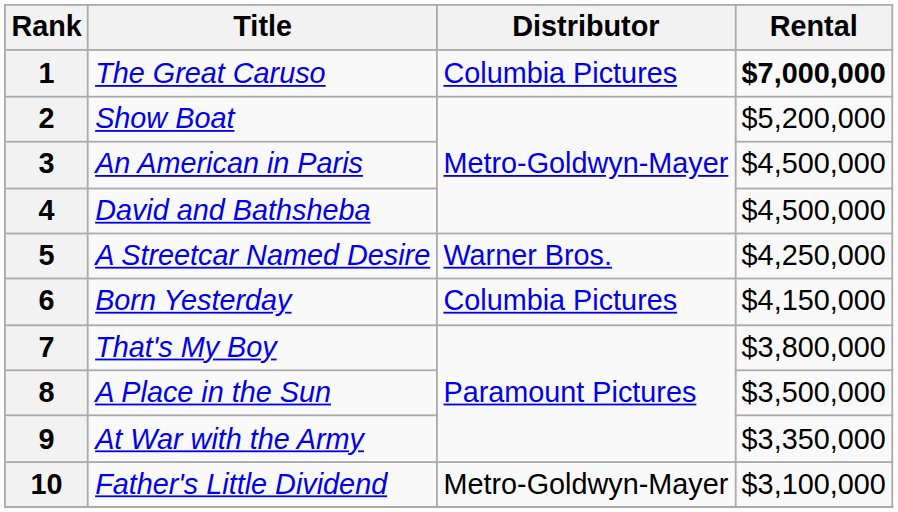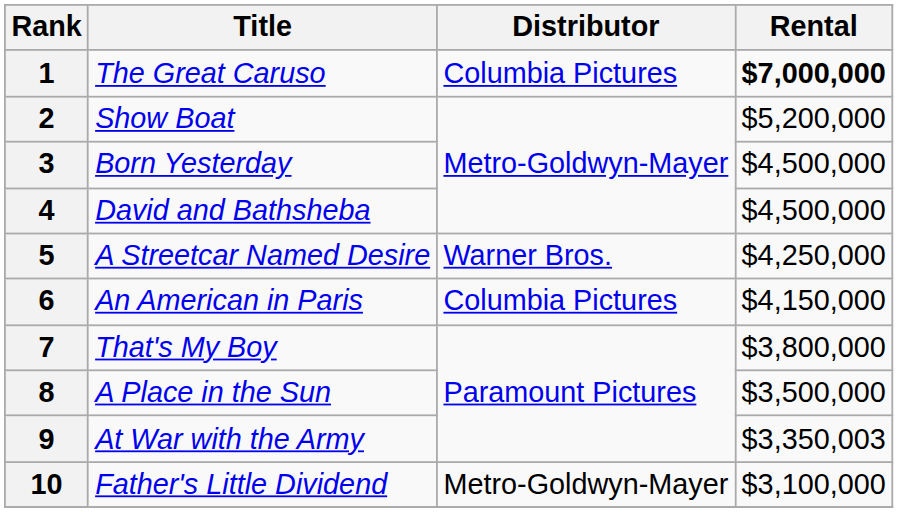(229, 164) An American in Paris -> (193, 164) Born Yesterday
(193, 301) Born Yesterday -> (229, 301) An American in Paris
(814, 438) $3,350,000 -> (814, 438) $3,350,003
